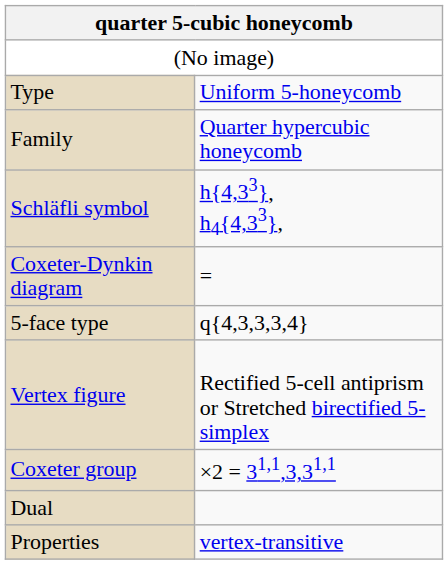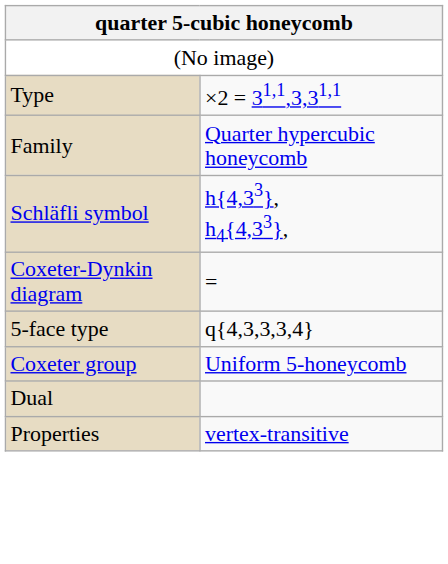(300, 92) Uniform 5-honeycomb -> (273, 95) ×2 = 31,1,3,31,1
- row: (68, 394)
(268, 469) ×2 = 31,1,3,31,1 -> (306, 363) Uniform 5-honeycomb
